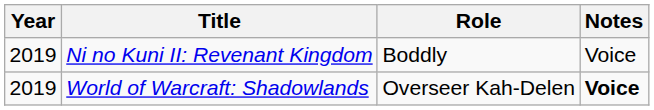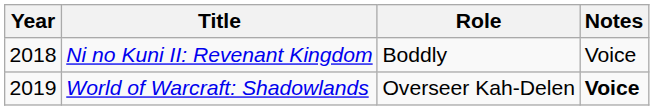(33, 54) 2019 -> (33, 54) 2018
